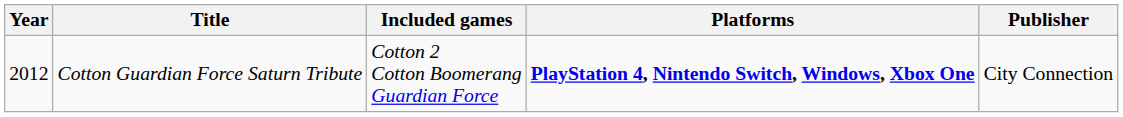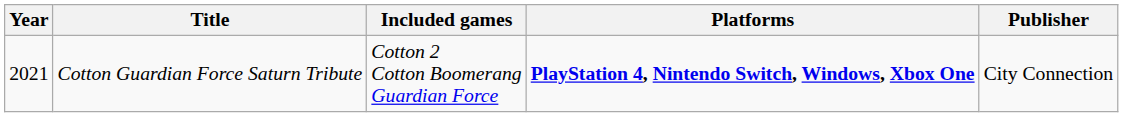(29, 73) 2012 -> (29, 73) 2021
